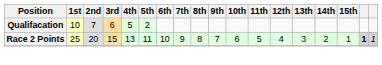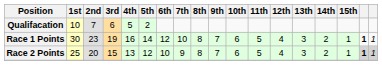+ row: (35, 39)
(147, 39) 11 -> (147, 53) 12
